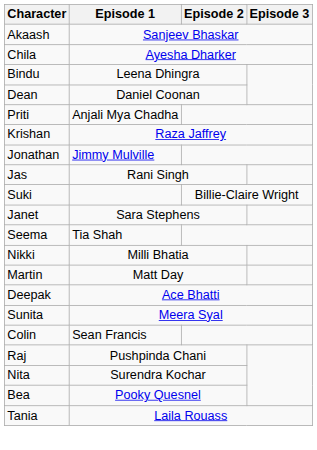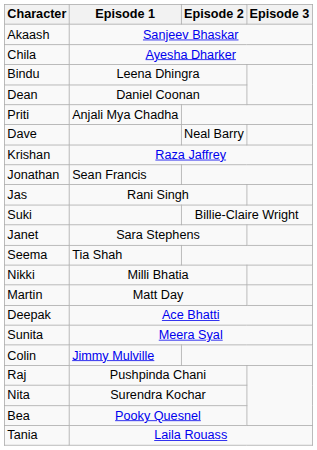+ row: (22, 134)
(113, 154) Jimmy Mulville -> (109, 174) Sean Francis
(109, 335) Sean Francis -> (113, 355) Jimmy Mulville
